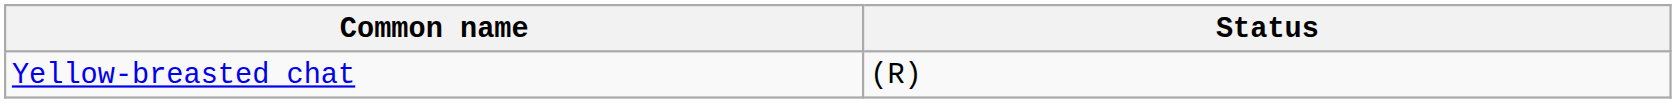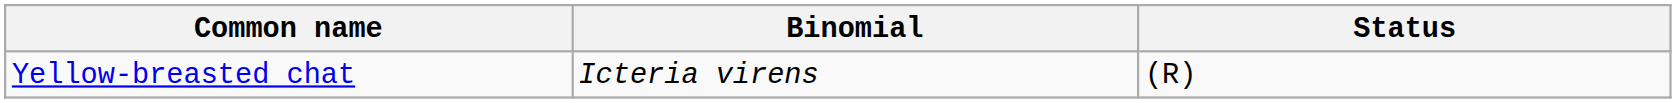+ column: (855, 28)
